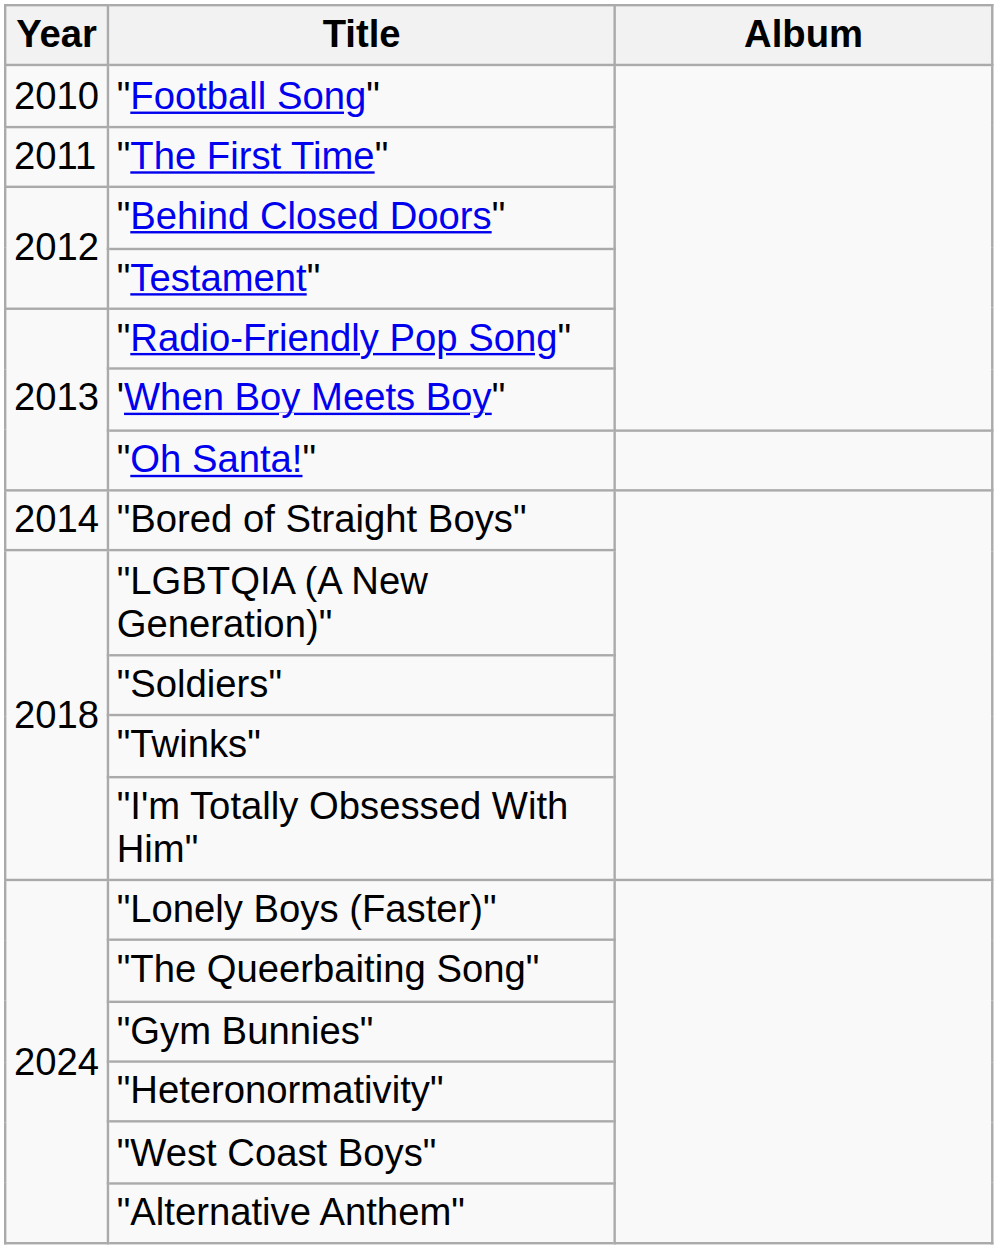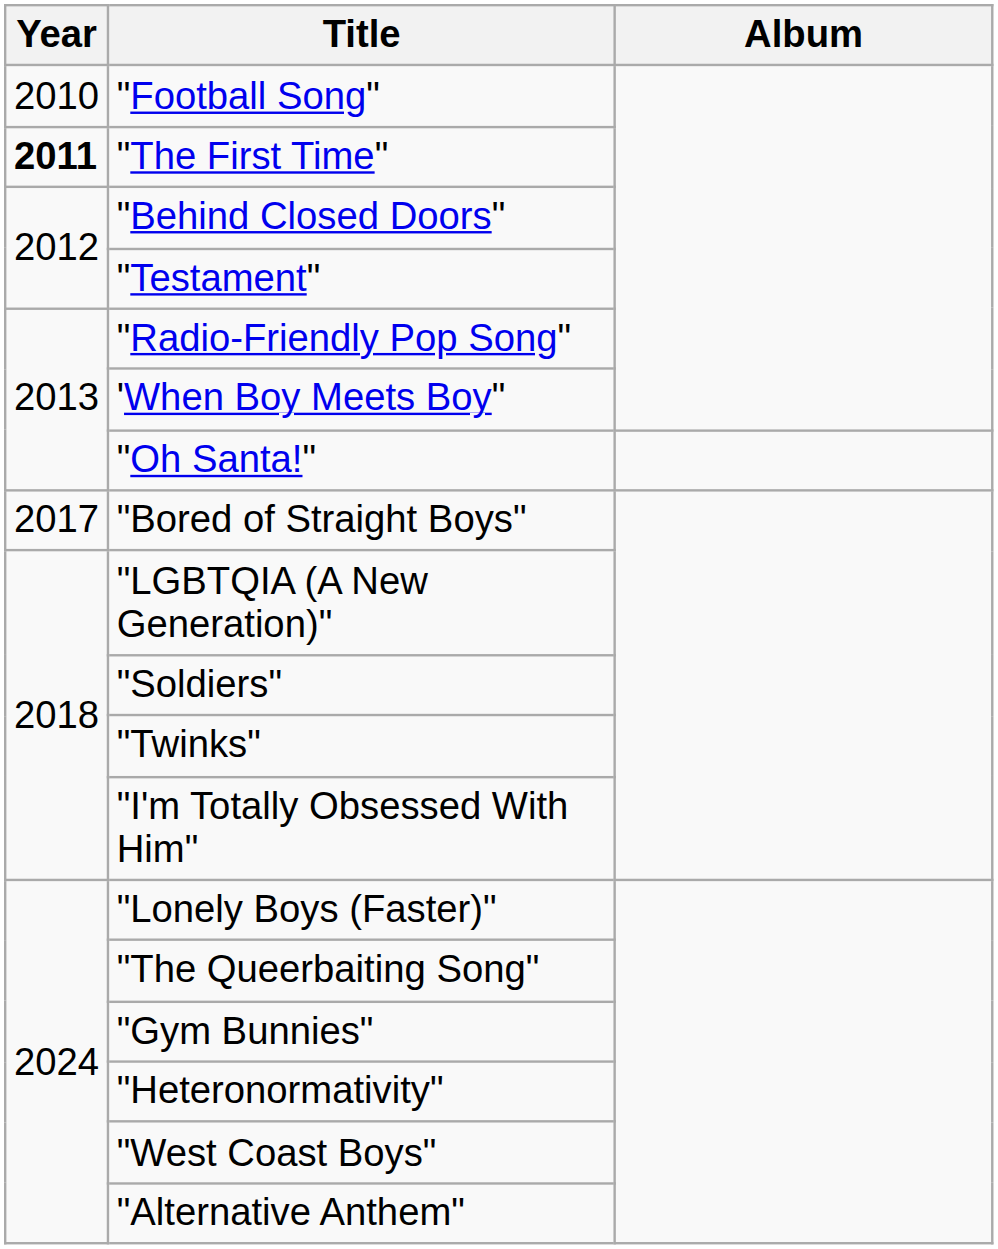(55, 156) normal -> (55, 156) bold
(57, 519) 2014 -> (57, 519) 2017
